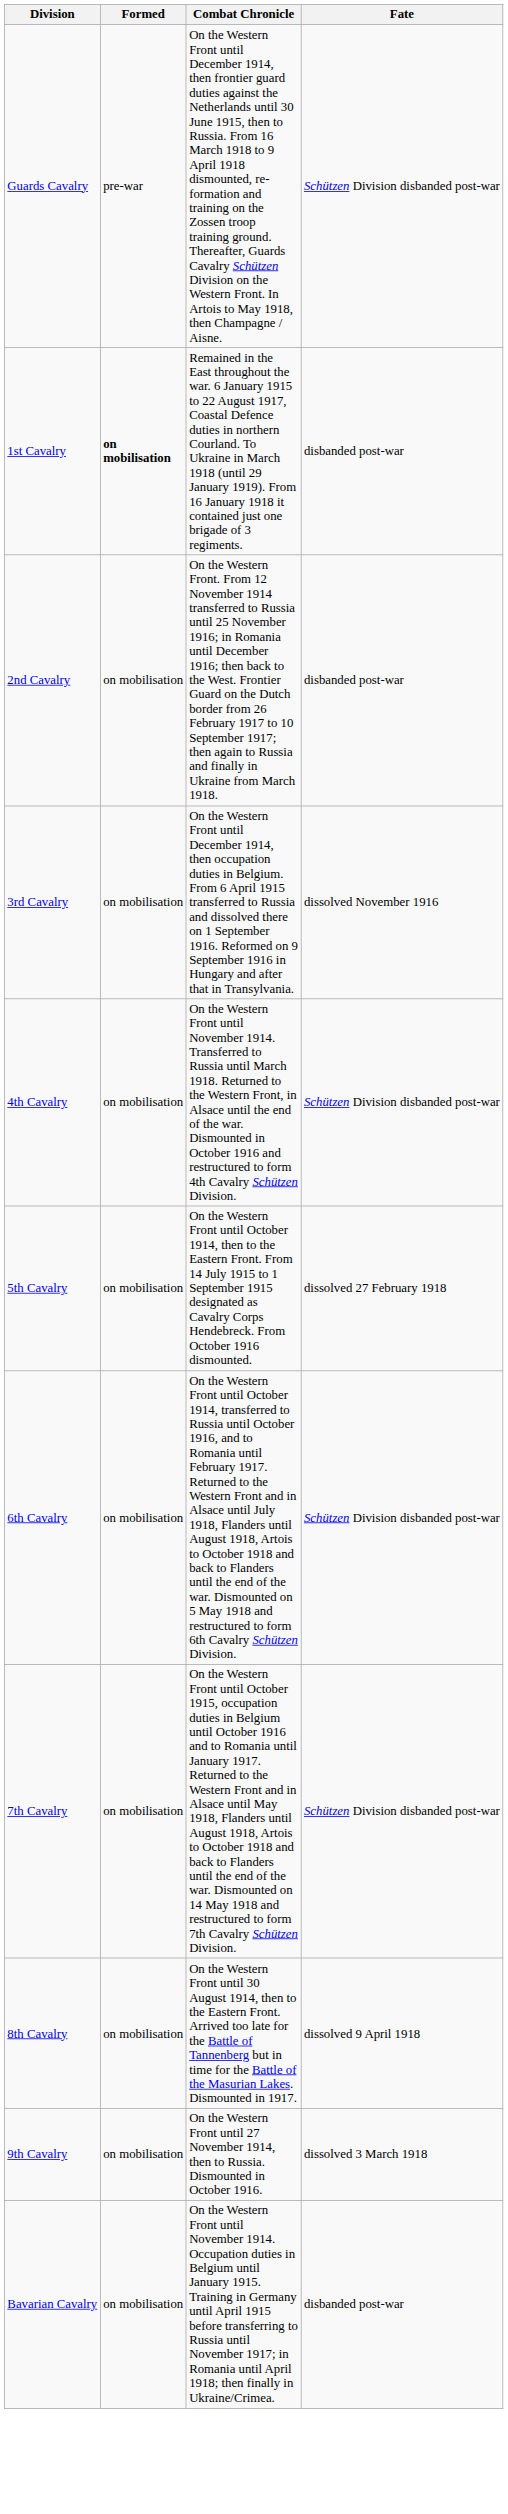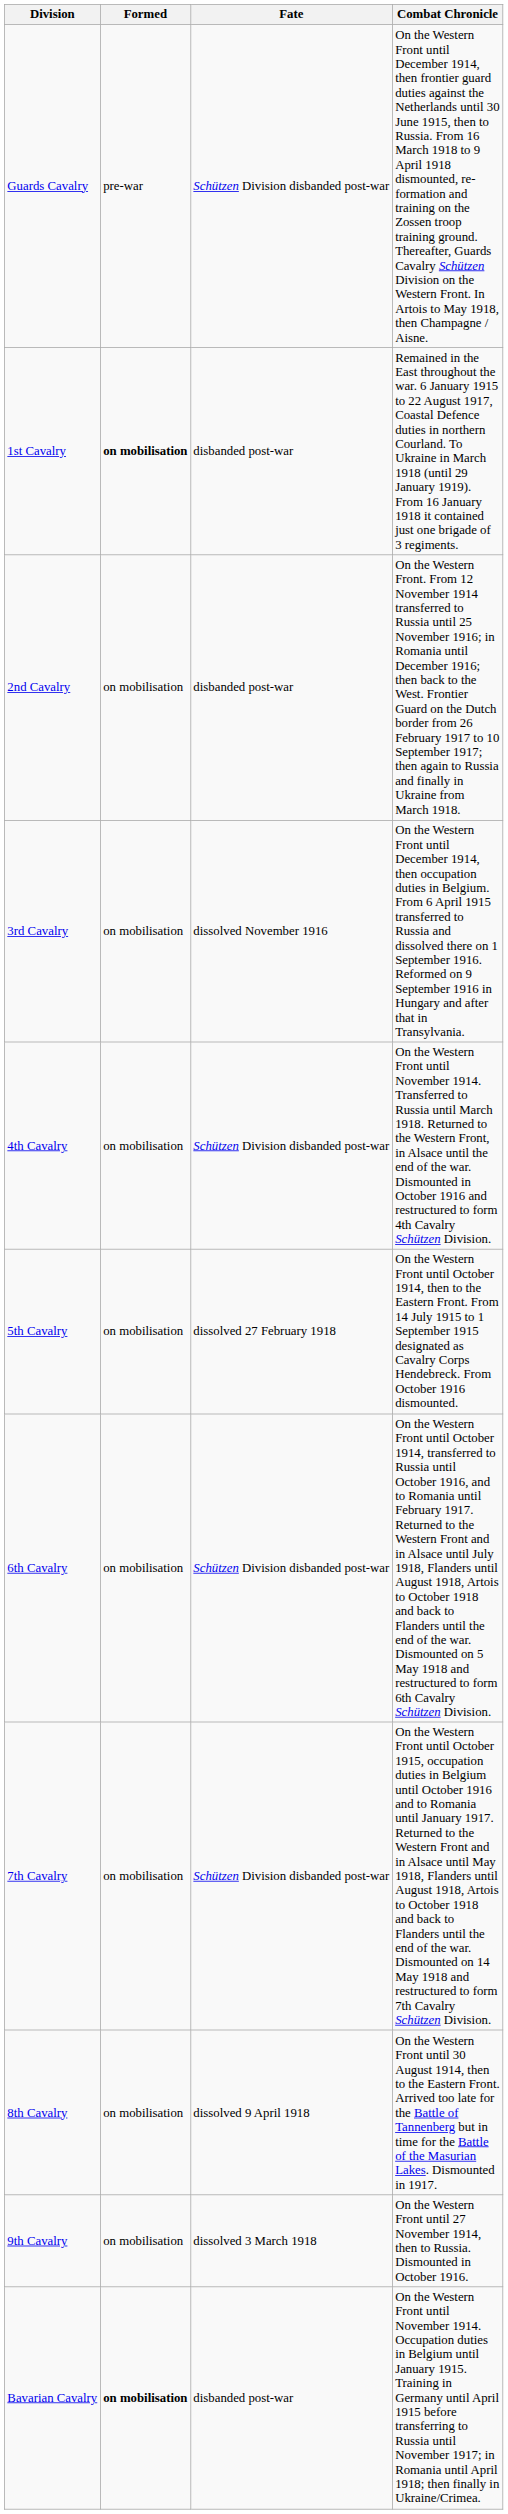columns swapped: (244, 14) <-> (402, 14)
(143, 2304) normal -> (145, 2397) bold
